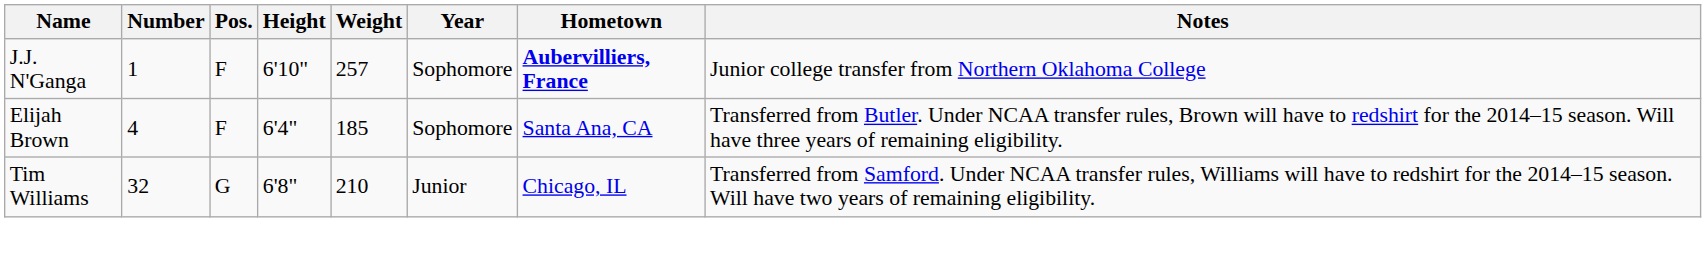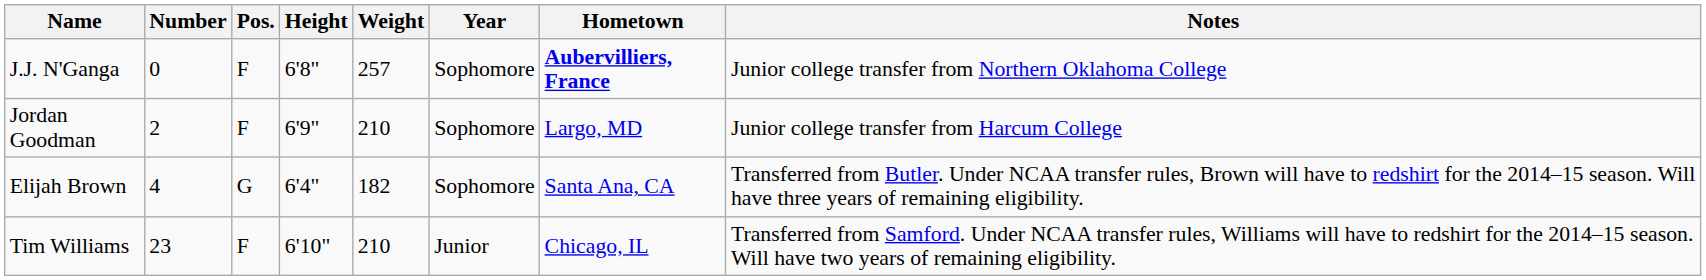(133, 68) 1 -> (155, 68) 0
(286, 68) 6'10" -> (302, 68) 6'8"
+ row: (53, 127)
(221, 127) F -> (245, 186) G
(352, 127) 185 -> (374, 186) 182
(138, 186) 32 -> (160, 245) 23
(223, 186) G -> (243, 245) F
(280, 186) 6'8" -> (308, 245) 6'10"
